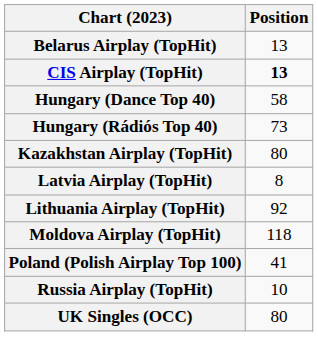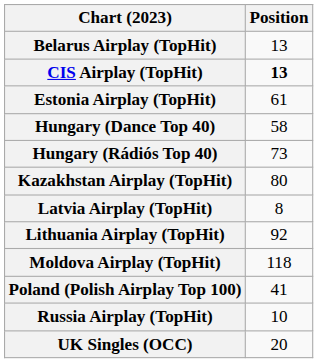+ row: (125, 99)
(279, 316) 80 -> (279, 343) 20
